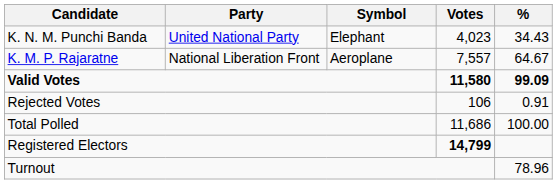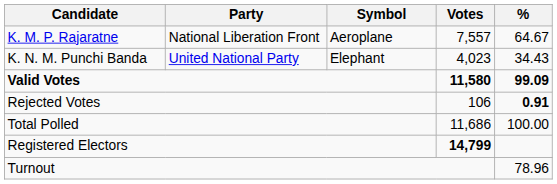rows swapped: (63, 59) <-> (77, 37)
(536, 102) normal -> (536, 102) bold
